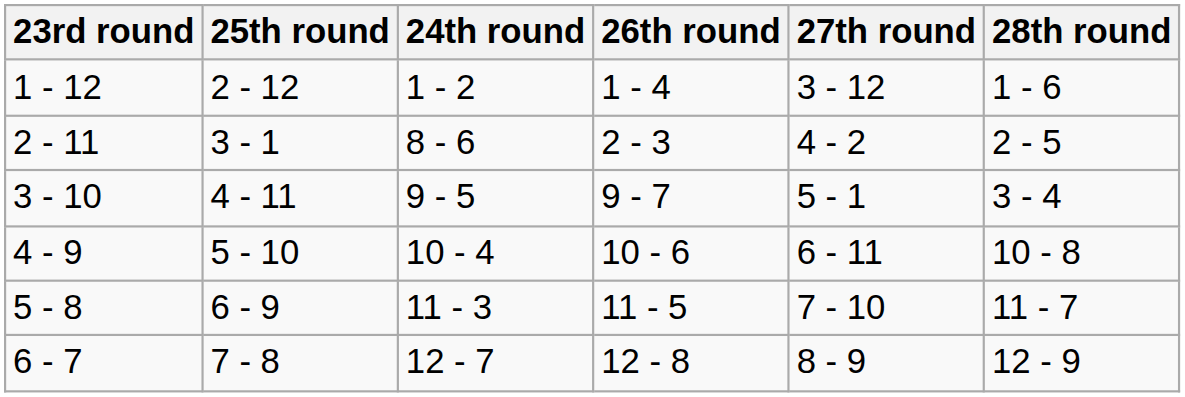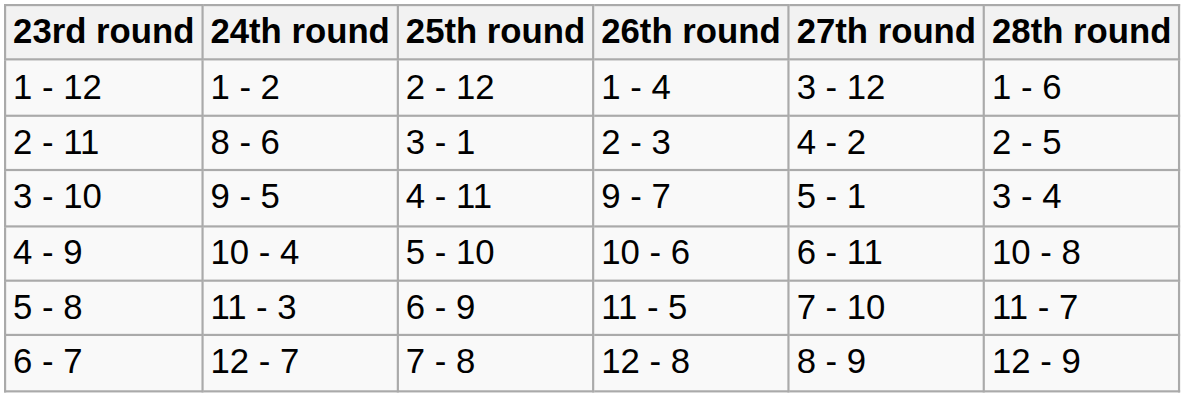columns swapped: (496, 32) <-> (300, 32)
